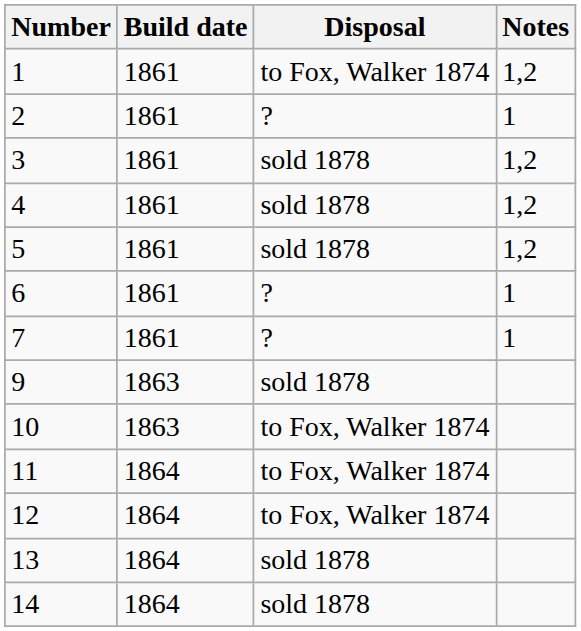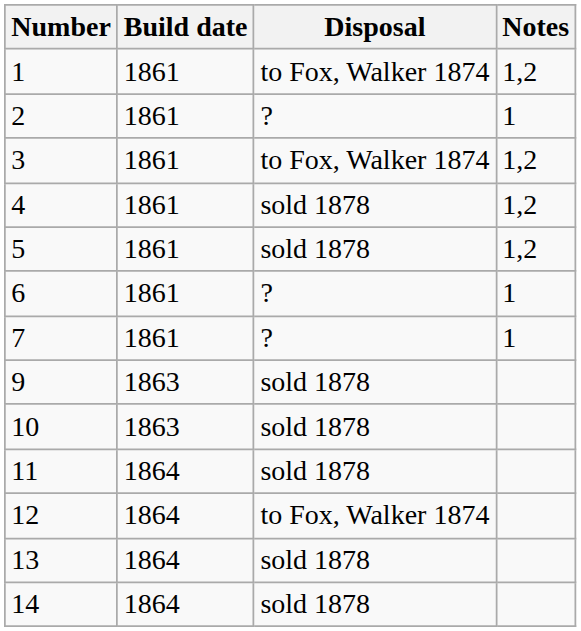(315, 159) sold 1878 -> (375, 159) to Fox, Walker 1874
(375, 426) to Fox, Walker 1874 -> (315, 426) sold 1878
(375, 470) to Fox, Walker 1874 -> (315, 470) sold 1878
